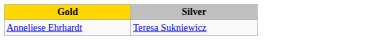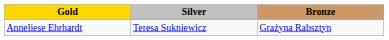+ column: (321, 12)
